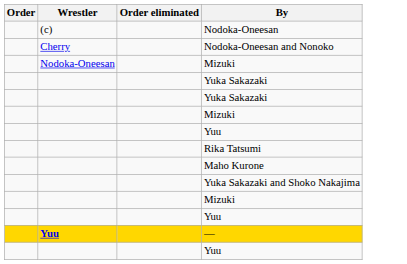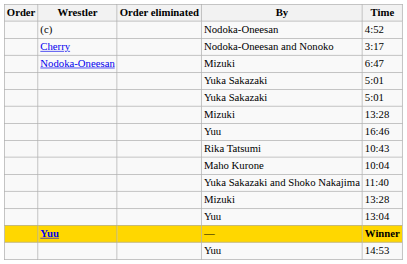+ column: (382, 13)
